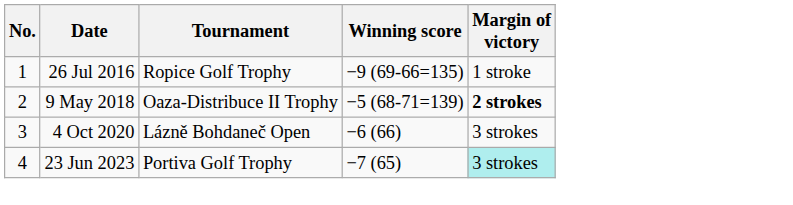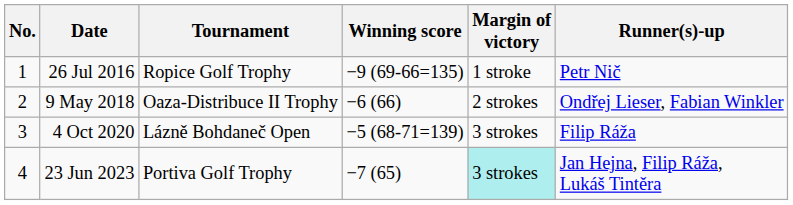+ column: (672, 30)
(405, 102) −5 (68-71=139) -> (374, 102) −6 (66)
(507, 102) bold -> (505, 102) normal
(374, 132) −6 (66) -> (405, 132) −5 (68-71=139)
